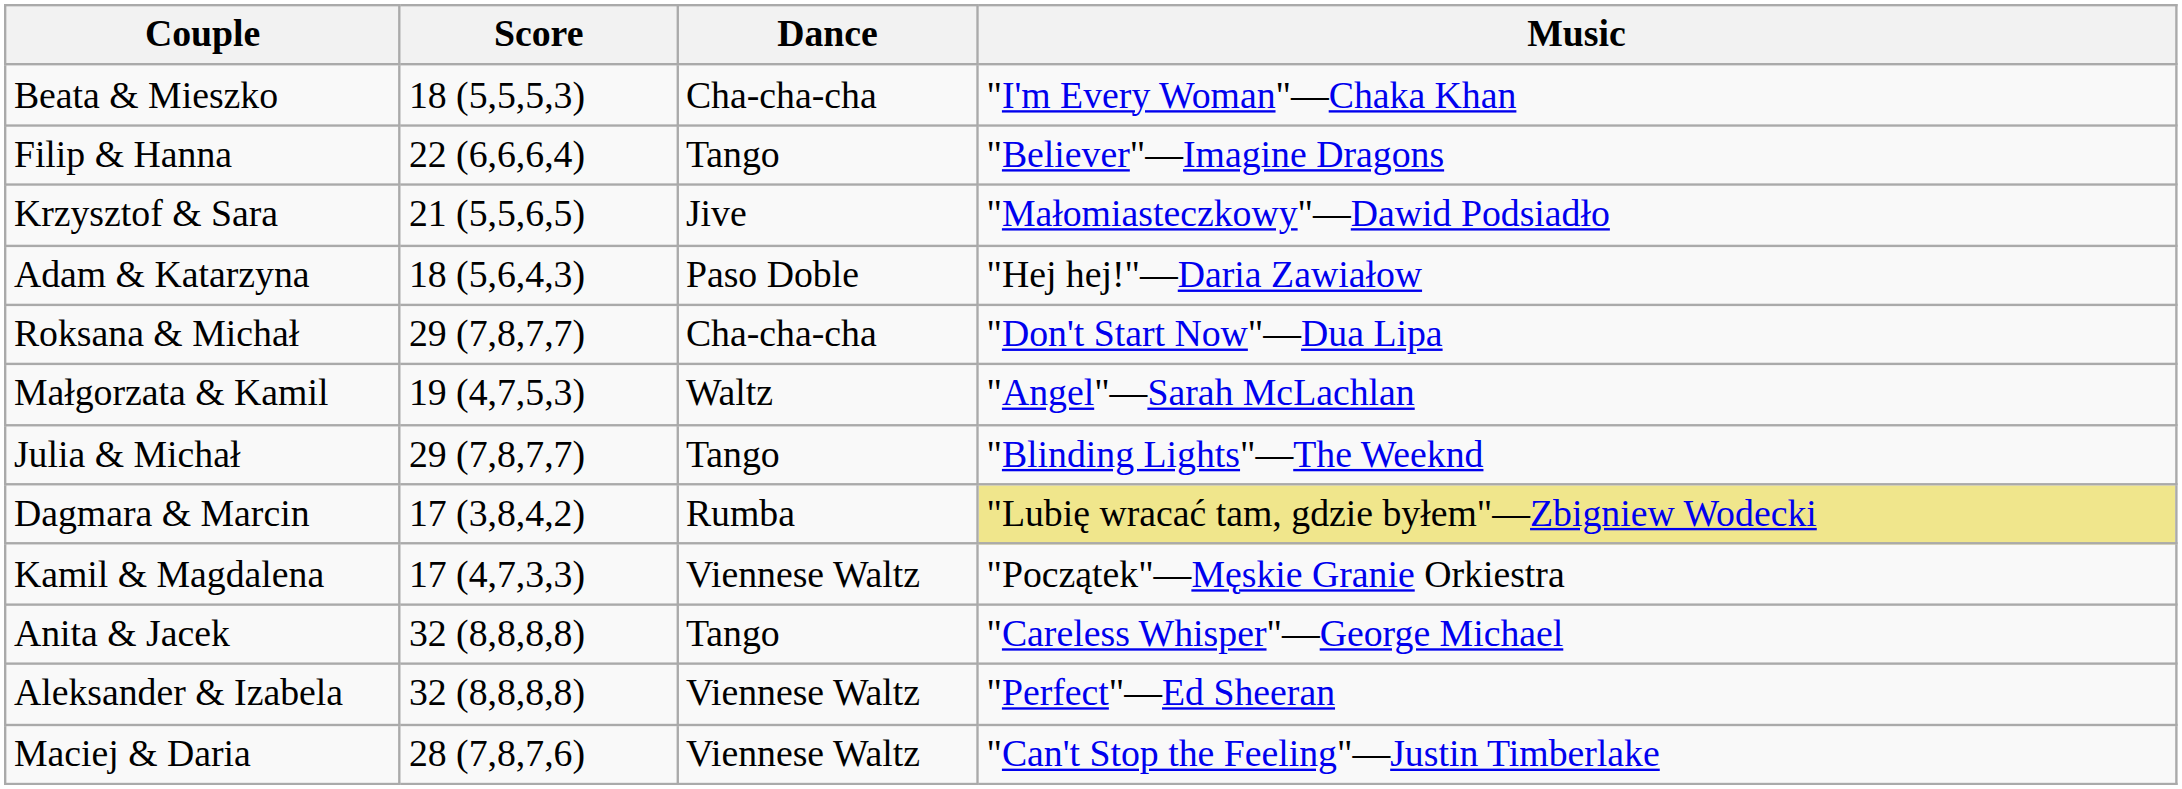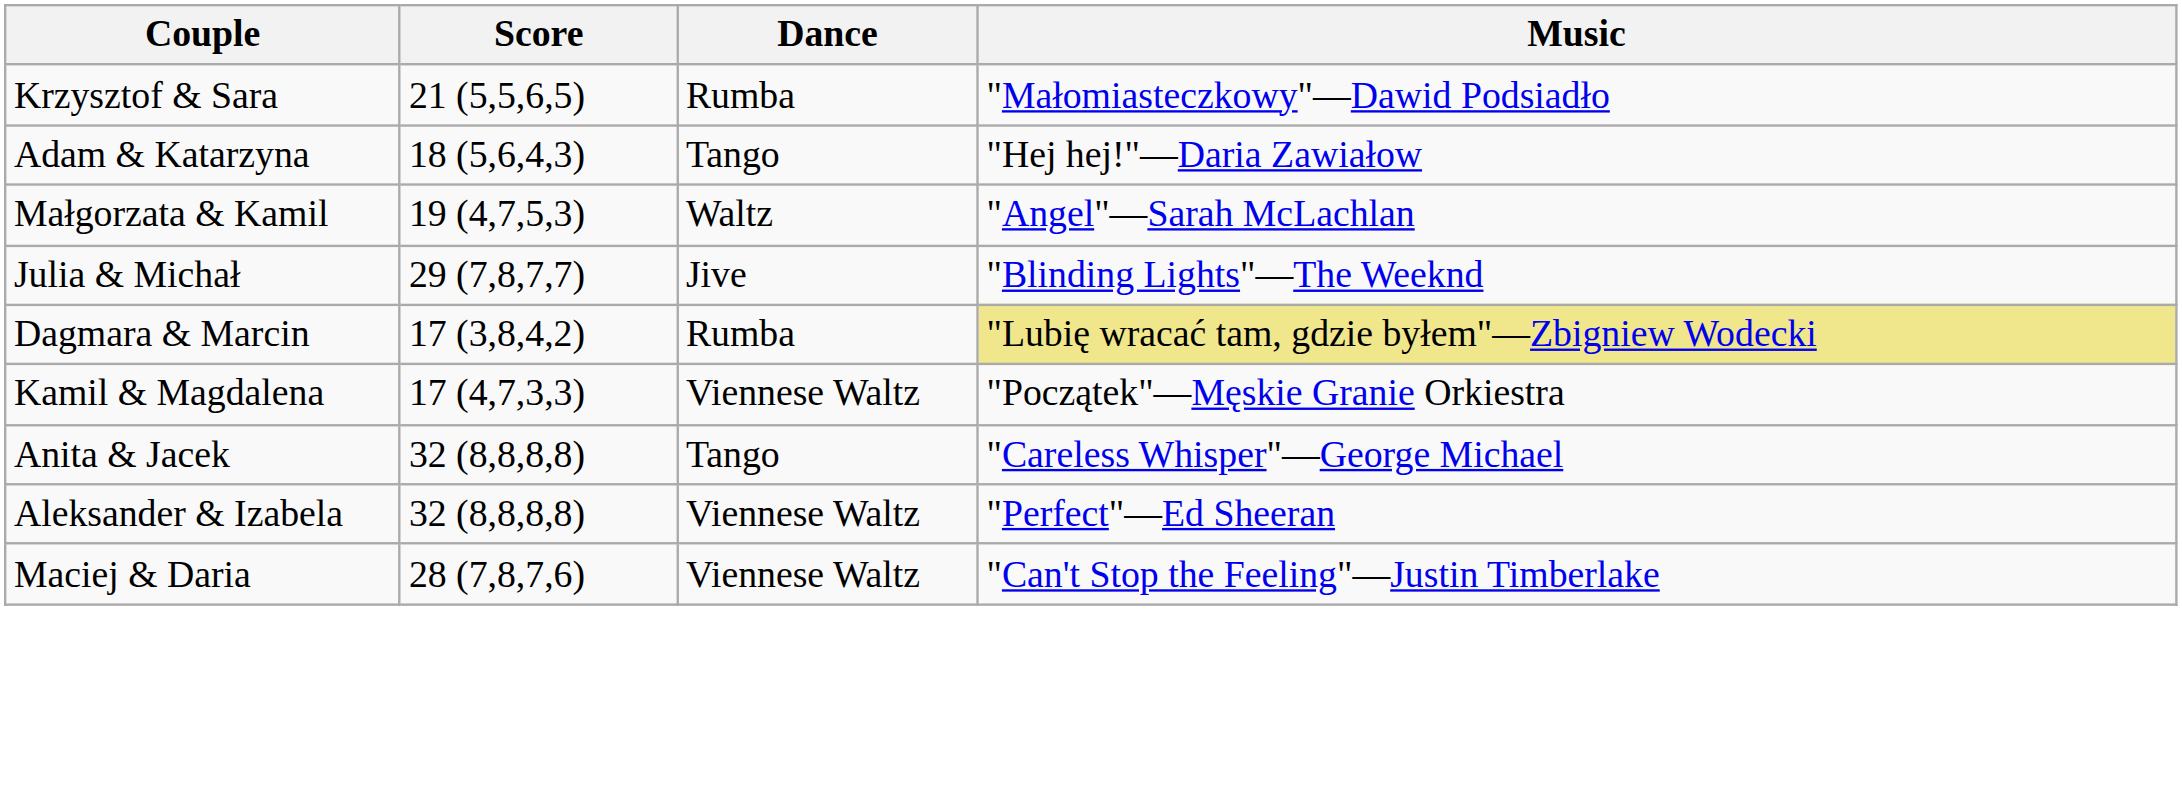- row: (146, 94)
- row: (123, 154)
(716, 214) Jive -> (740, 94) Rumba
(772, 273) Paso Doble -> (733, 154) Tango
- row: (157, 333)
(733, 453) Tango -> (716, 273) Jive
